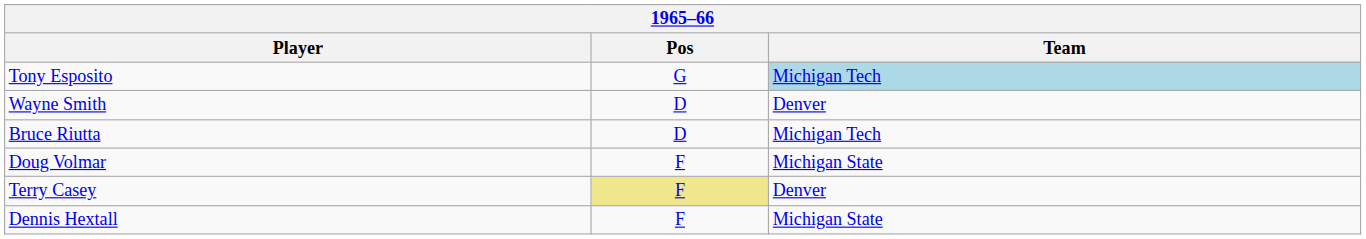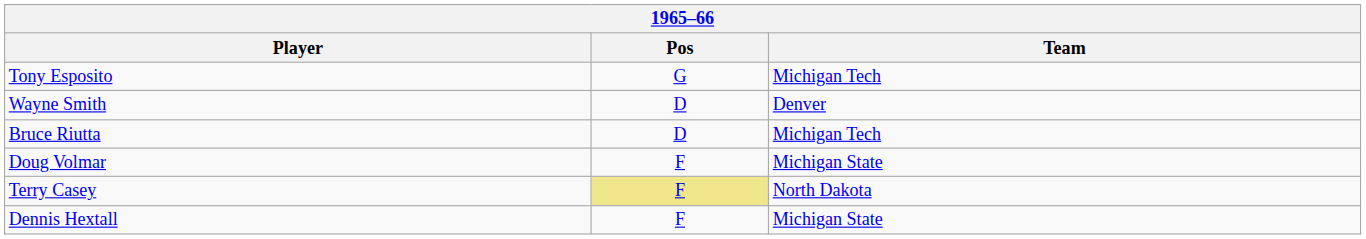(827, 76) lightblue background -> (827, 76) no background
(799, 190) Denver -> (822, 190) North Dakota
